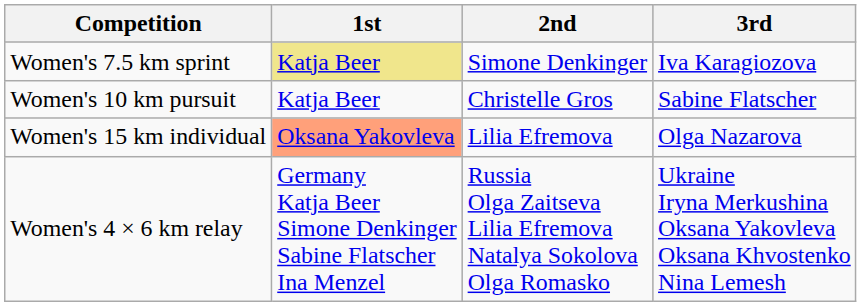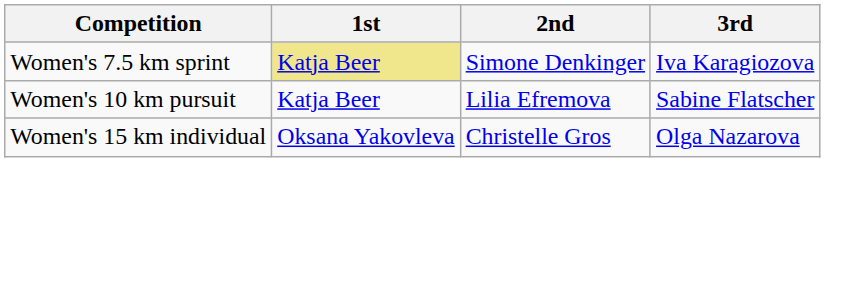(540, 99) Christelle Gros -> (538, 99) Lilia Efremova
(366, 136) lightsalmon background -> (366, 136) no background
(540, 136) Lilia Efremova -> (538, 136) Christelle Gros
- row: (126, 228)
